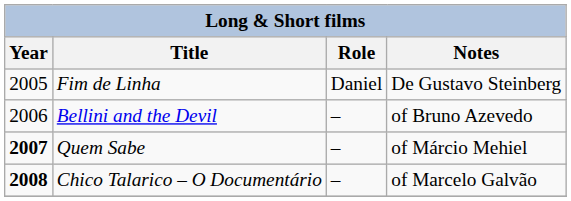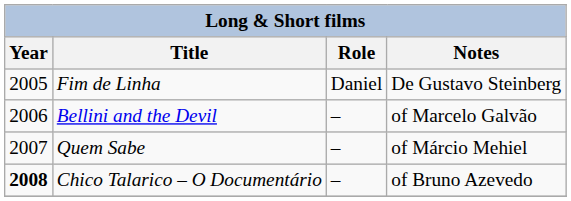(462, 116) of Bruno Azevedo -> (464, 116) of Marcelo Galvão
(28, 148) bold -> (28, 148) normal
(464, 179) of Marcelo Galvão -> (462, 179) of Bruno Azevedo
